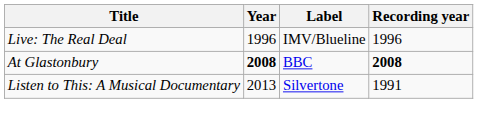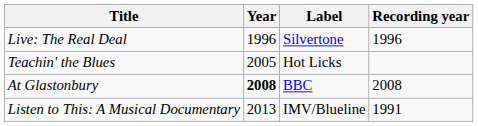(324, 39) IMV/Blueline -> (313, 39) Silvertone
+ row: (61, 62)
(387, 62) bold -> (387, 86) normal
(313, 86) Silvertone -> (324, 109) IMV/Blueline
